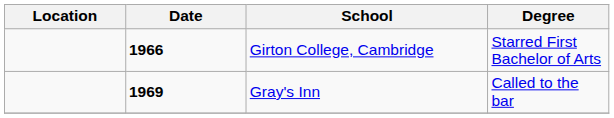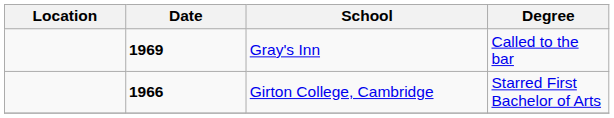rows swapped: (342, 50) <-> (285, 92)
